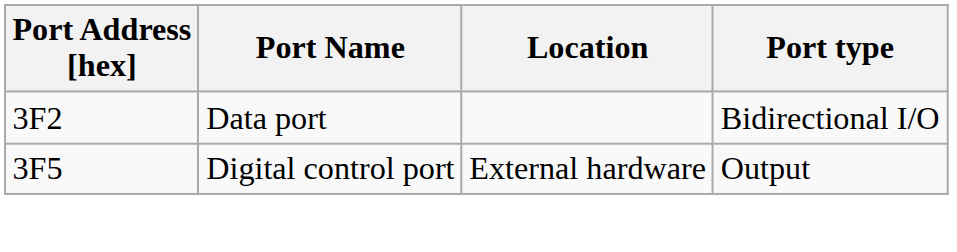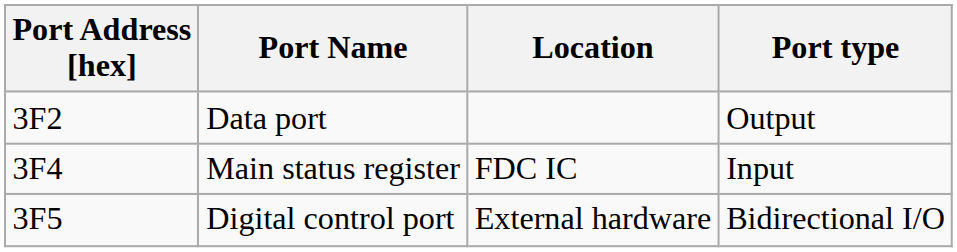(830, 117) Bidirectional I/O -> (771, 117) Output
+ row: (333, 168)
(765, 168) Output -> (836, 219) Bidirectional I/O
